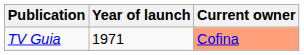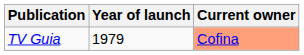(108, 38) 1971 -> (108, 38) 1979
